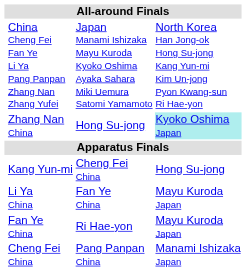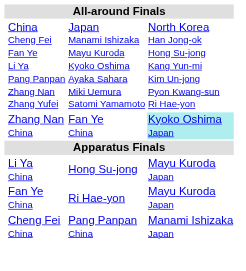(110, 125) Hong Su-jong -> (86, 125) Fan Ye China
- row: (40, 169)
(93, 198) Fan Ye China -> (103, 169) Hong Su-jong
